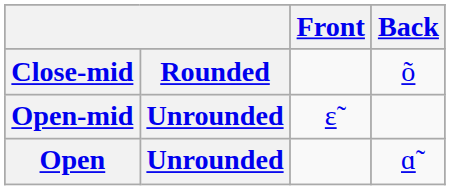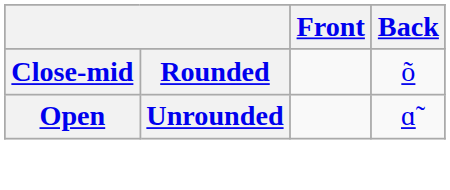- row: (72, 116)
